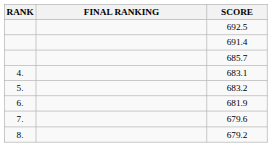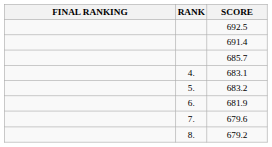columns swapped: (20, 12) <-> (121, 12)
